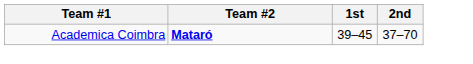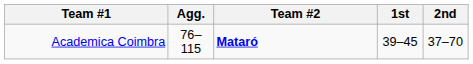+ column: (191, 14)
